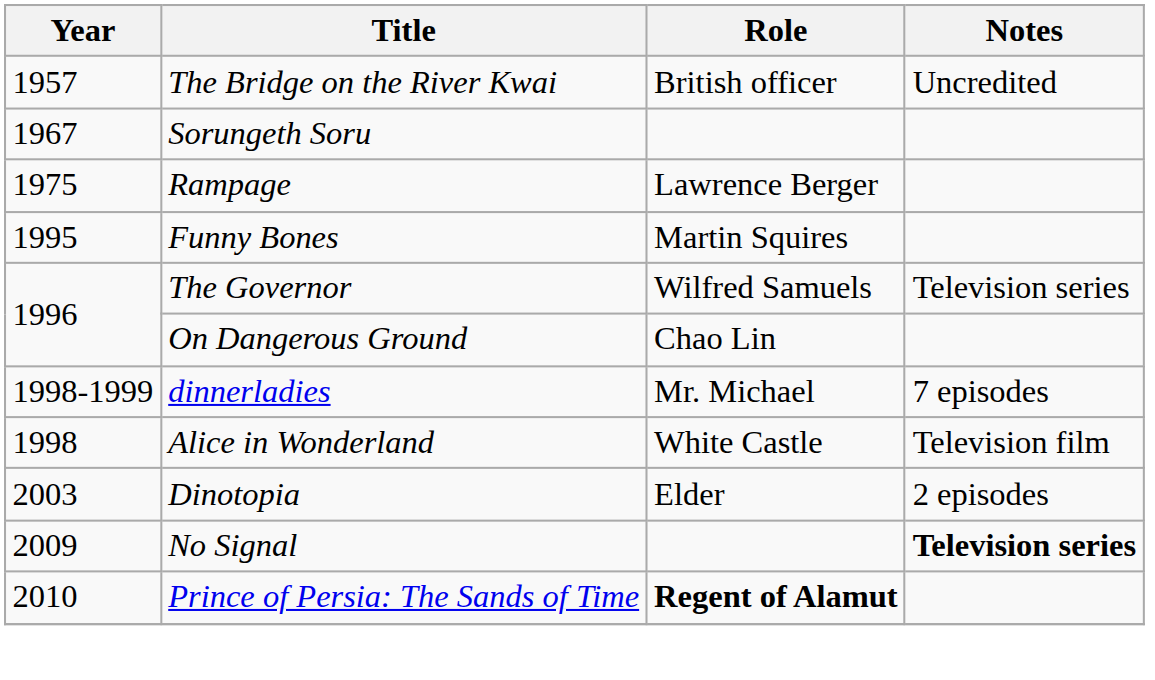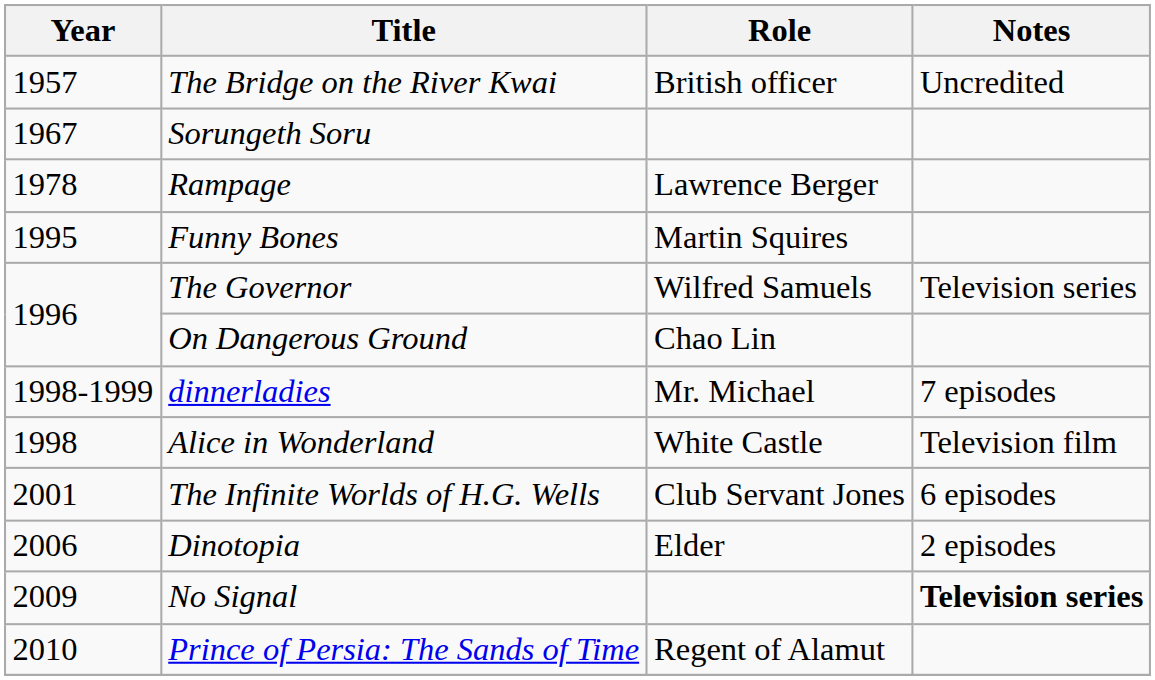(45, 184) 1975 -> (45, 184) 1978
+ row: (384, 493)
(45, 493) 2003 -> (45, 545) 2006
(776, 596) bold -> (770, 648) normal
